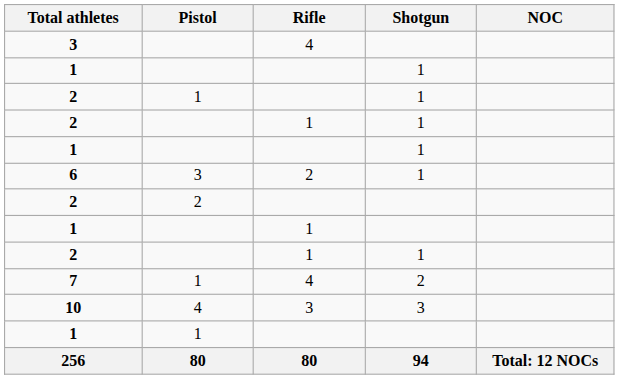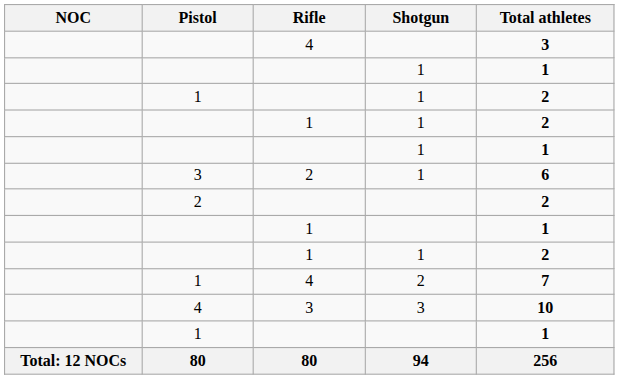columns swapped: (545, 18) <-> (73, 18)
